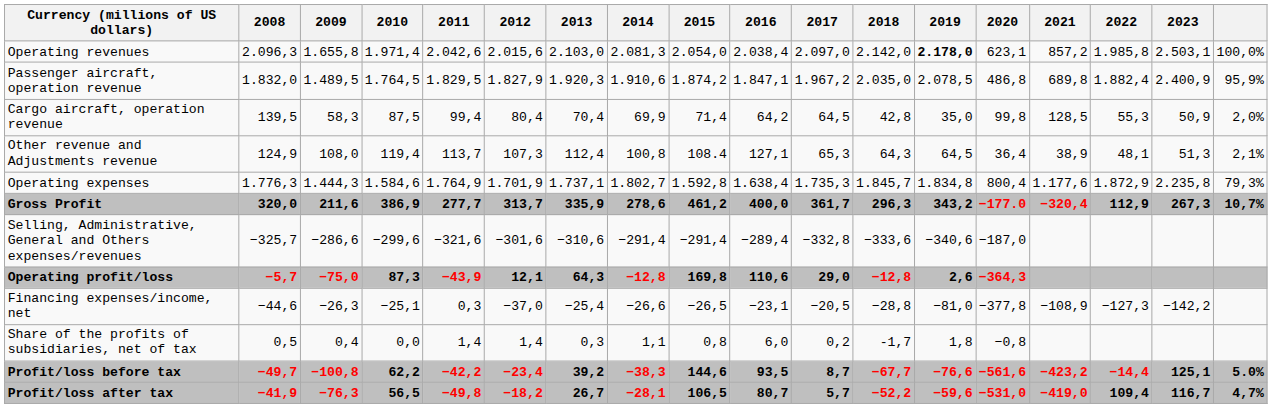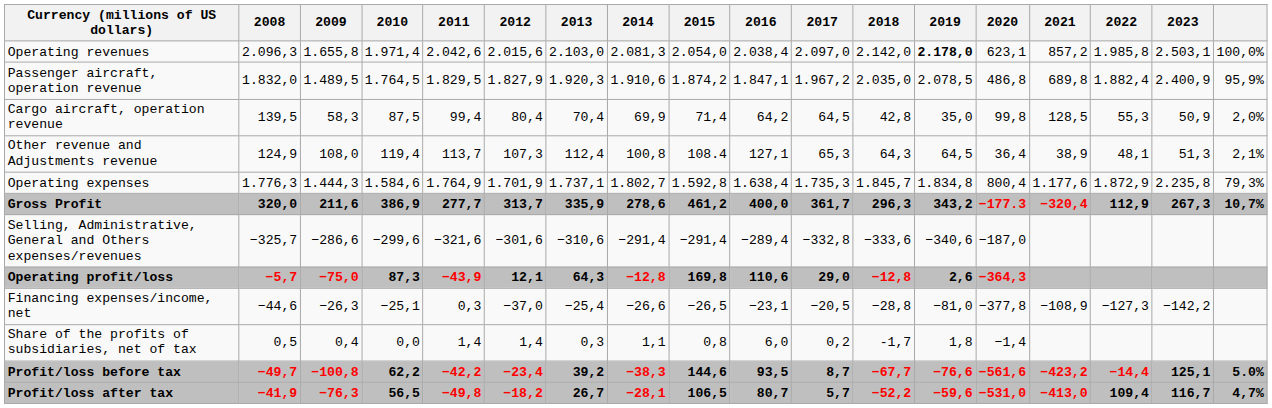(1002, 204) −177.0 -> (1002, 204) −177.3
(1010, 343) −0,8 -> (1010, 343) −1,4
(1064, 393) −419,0 -> (1064, 393) −413,0
